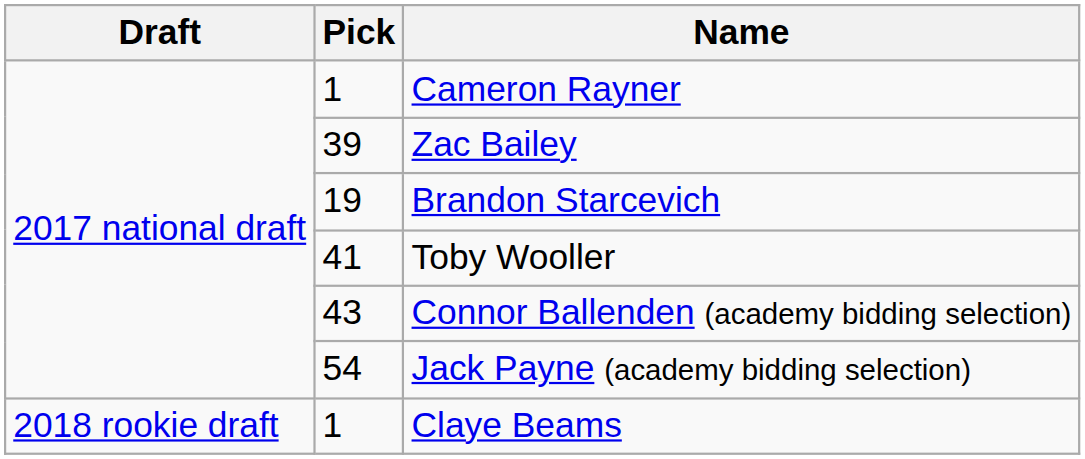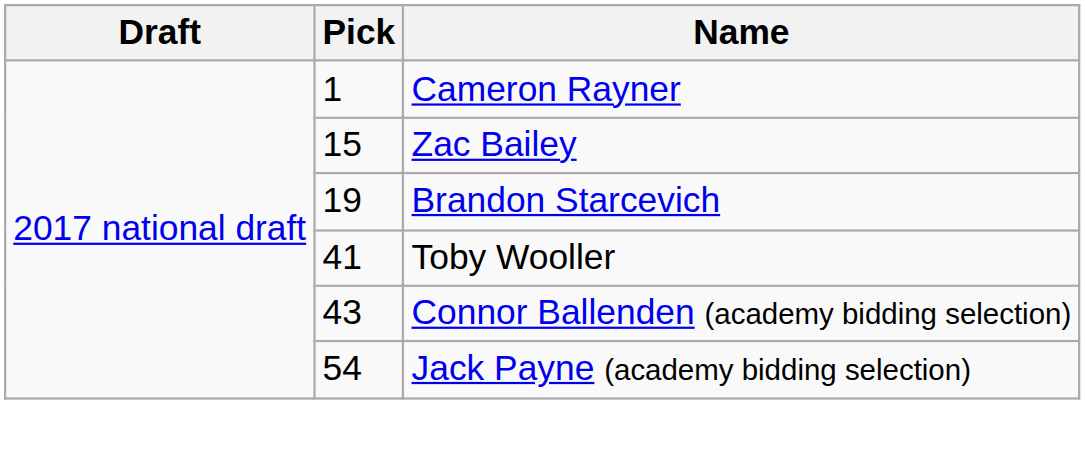(342, 144) 39 -> (342, 144) 15
- row: (517, 425)
